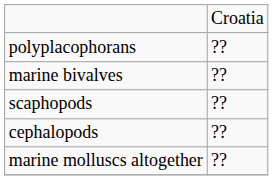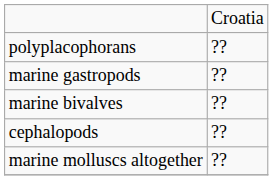+ row: (75, 75)
- row: (50, 103)
